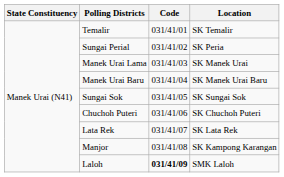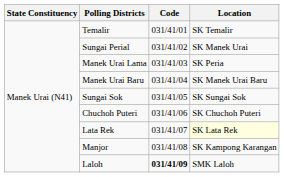(208, 47) SK Peria -> (220, 47) SK Manek Urai
(220, 63) SK Manek Urai -> (208, 63) SK Peria
(215, 130) no background -> (215, 130) lightyellow background
